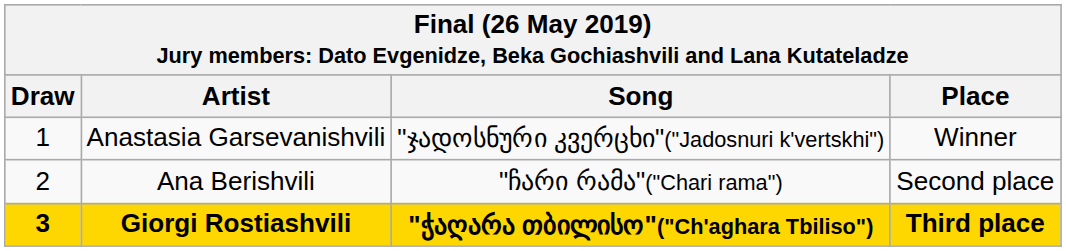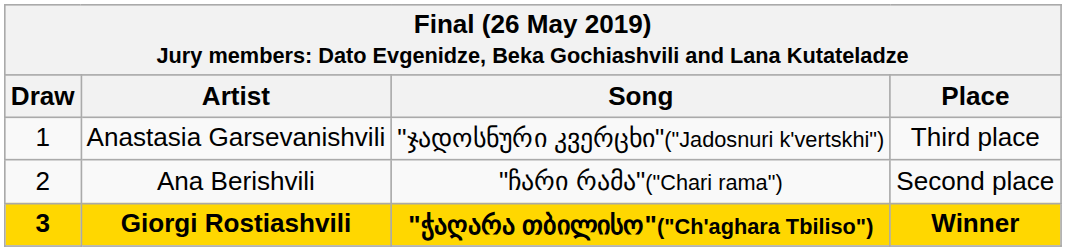(975, 138) Winner -> (975, 138) Third place
(975, 224) Third place -> (975, 224) Winner
